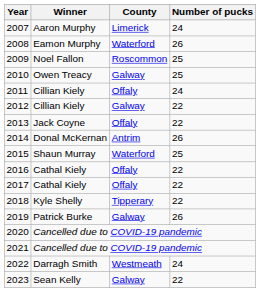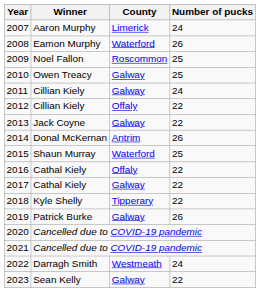(125, 91) Offaly -> (128, 91) Galway
(128, 106) Galway -> (125, 106) Offaly
(125, 122) Offaly -> (128, 122) Galway
(125, 185) Offaly -> (128, 185) Galway
